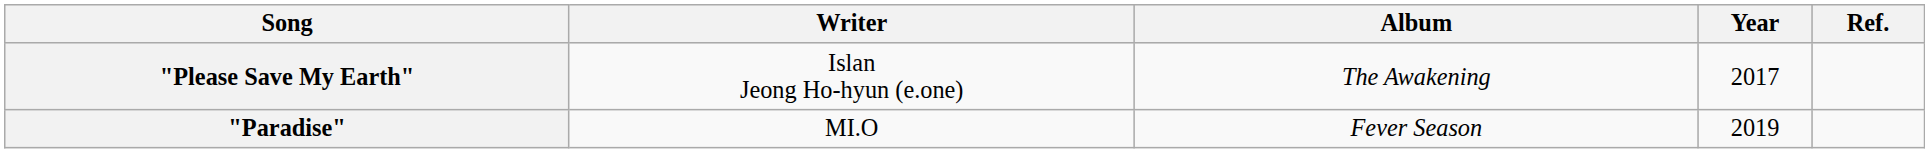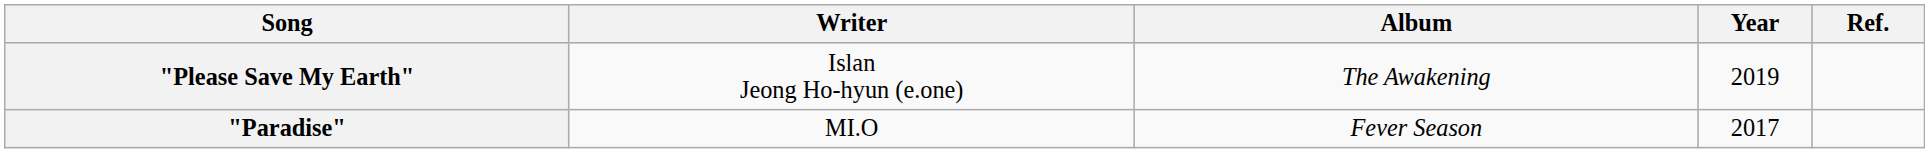(1755, 76) 2017 -> (1755, 76) 2019
(1755, 128) 2019 -> (1755, 128) 2017
